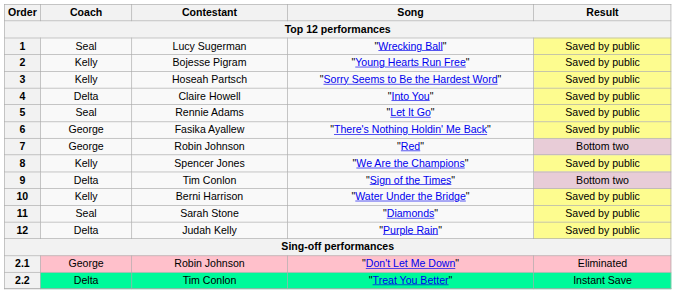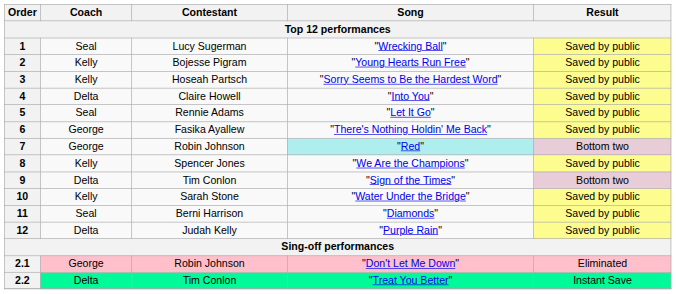(411, 146) no background -> (411, 146) paleturquoise background
(209, 197) Berni Harrison -> (209, 197) Sarah Stone
(209, 213) Sarah Stone -> (209, 213) Berni Harrison
